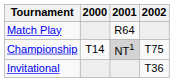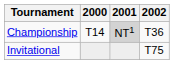- row: (34, 30)
(154, 49) T75 -> (154, 32) T36
(154, 68) T36 -> (154, 51) T75
